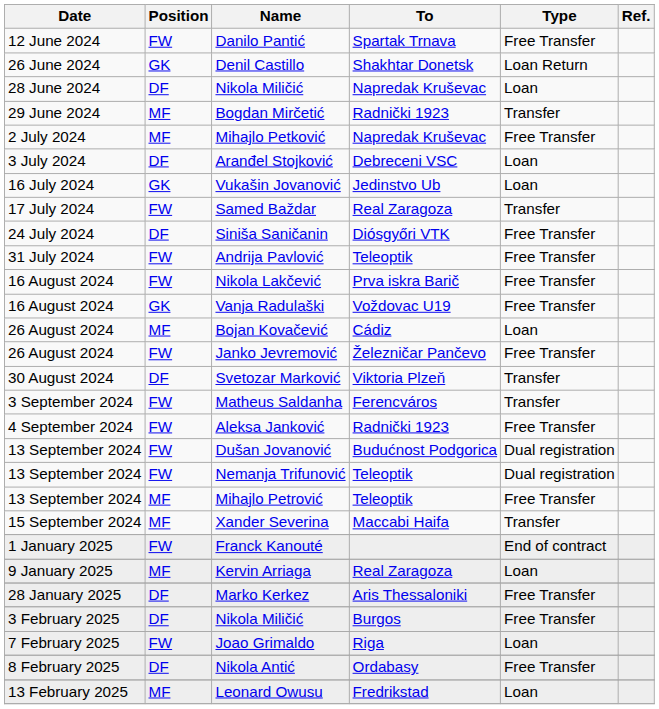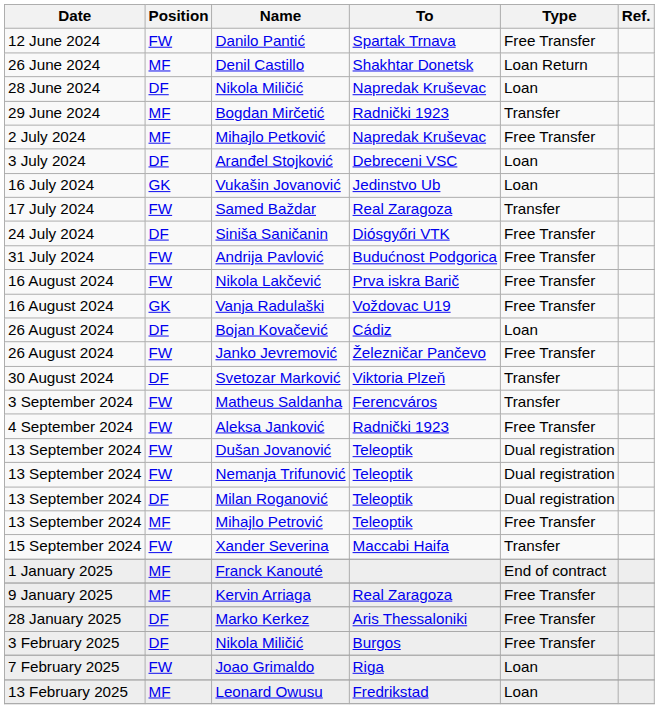(159, 64) GK -> (159, 64) MF
(383, 257) Teleoptik -> (425, 257) Budućnost Podgorica
(159, 329) MF -> (159, 329) DF
(425, 450) Budućnost Podgorica -> (383, 450) Teleoptik
+ row: (75, 498)
(159, 522) MF -> (160, 546) FW
(160, 546) FW -> (159, 570) MF
(521, 570) Loan -> (550, 595) Free Transfer
- row: (64, 667)
